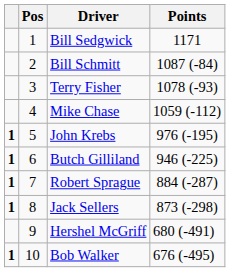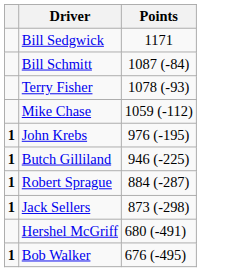- column: (33, 16)
